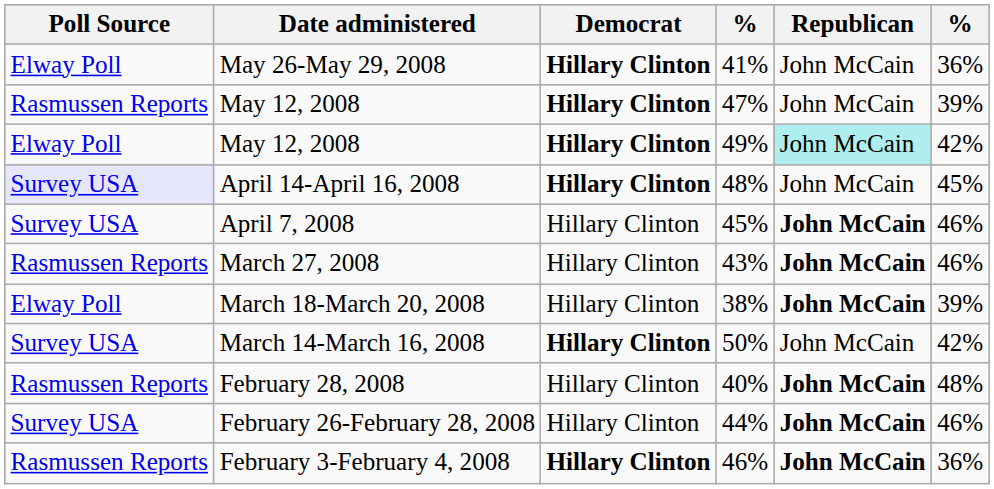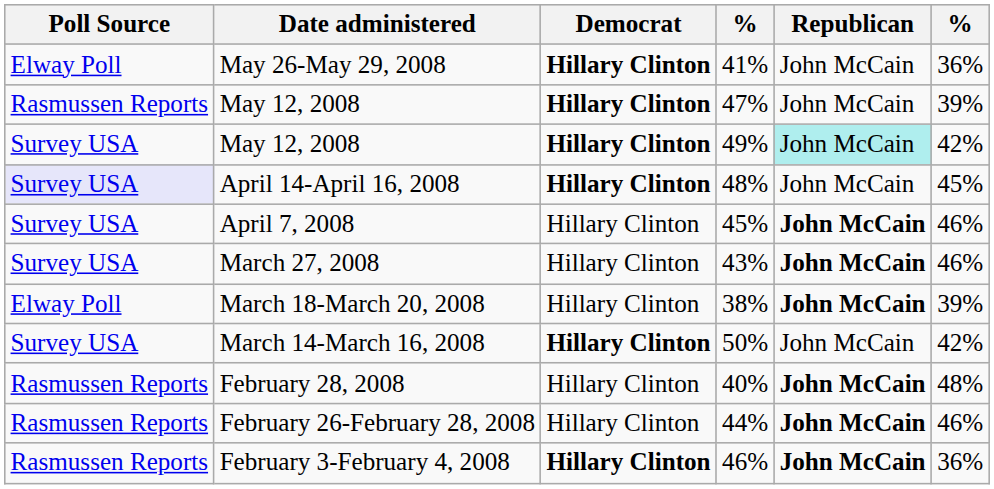(66, 143) Elway Poll -> (74, 143) Survey USA
(109, 263) Rasmussen Reports -> (74, 263) Survey USA
(74, 422) Survey USA -> (109, 422) Rasmussen Reports
